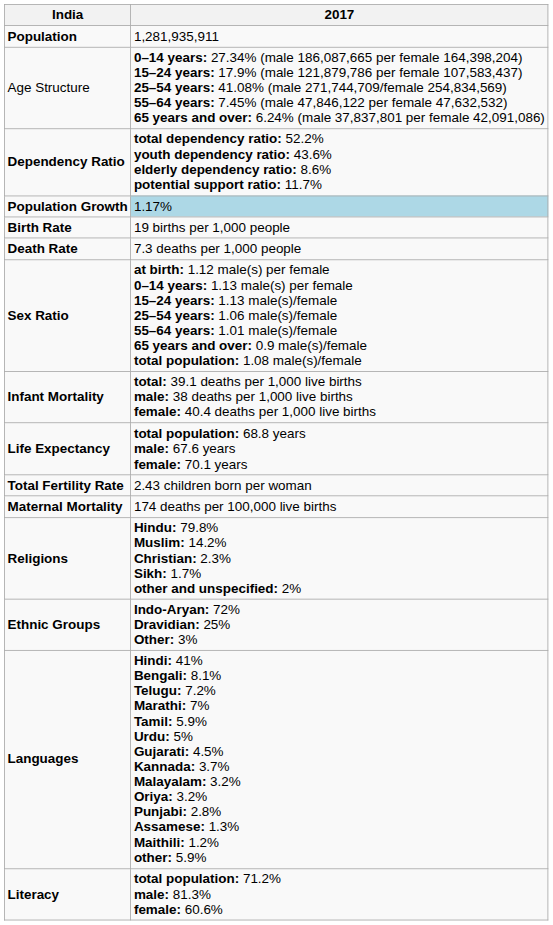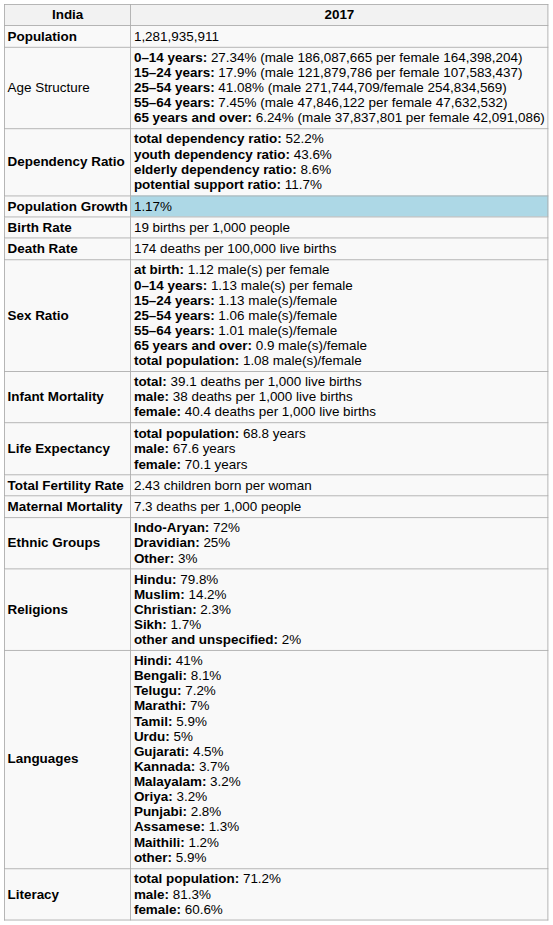(218, 248) 7.3 deaths per 1,000 people -> (235, 248) 174 deaths per 100,000 live births
(235, 506) 174 deaths per 100,000 live births -> (218, 506) 7.3 deaths per 1,000 people
rows swapped: (54, 624) <-> (38, 558)
